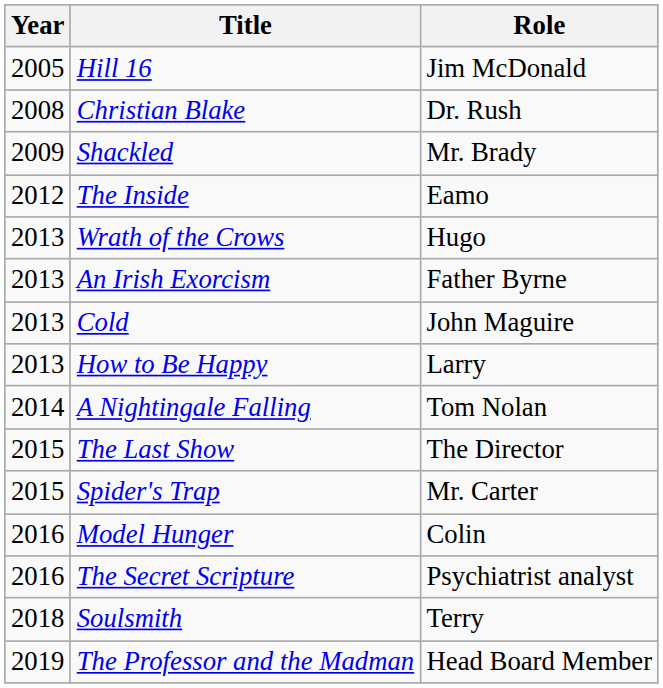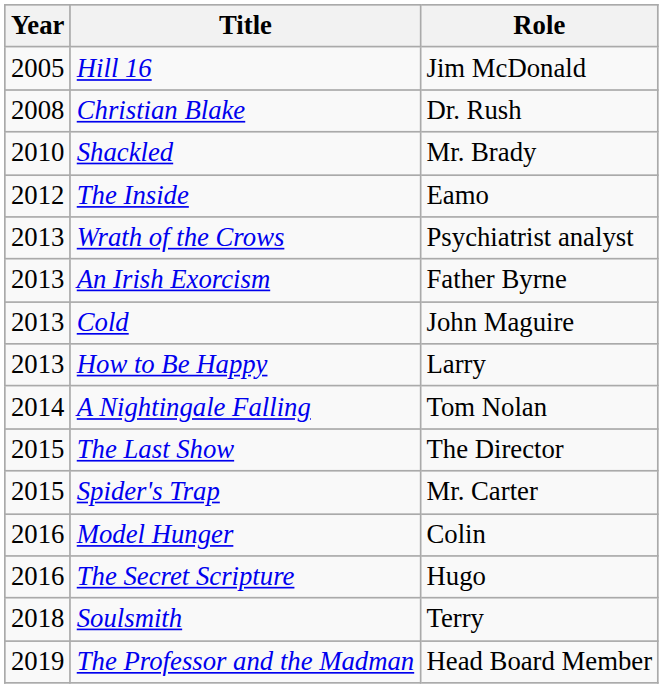(38, 152) 2009 -> (38, 152) 2010
(456, 237) Hugo -> (530, 237) Psychiatrist analyst
(530, 576) Psychiatrist analyst -> (456, 576) Hugo
